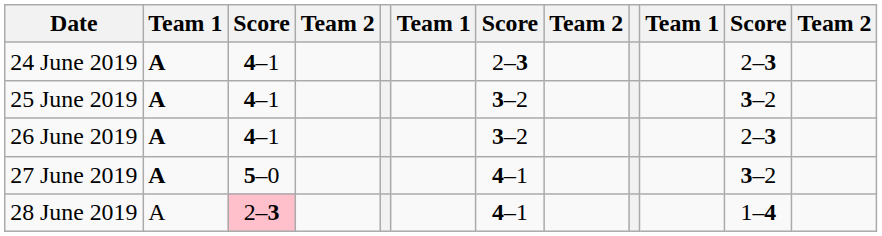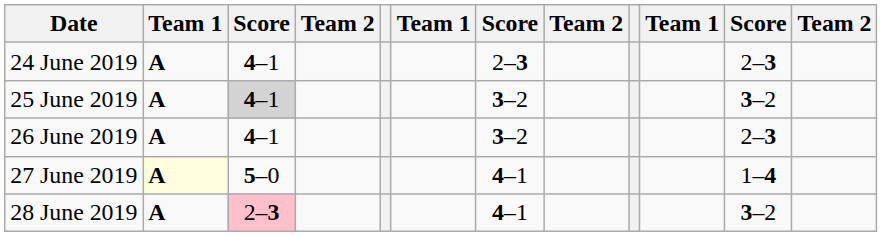(262, 99) no background -> (262, 99) lightgrey background
(157, 174) no background -> (157, 174) lightyellow background
(758, 174) 3–2 -> (758, 174) 1–4
(157, 212) normal -> (157, 212) bold
(758, 212) 1–4 -> (758, 212) 3–2
